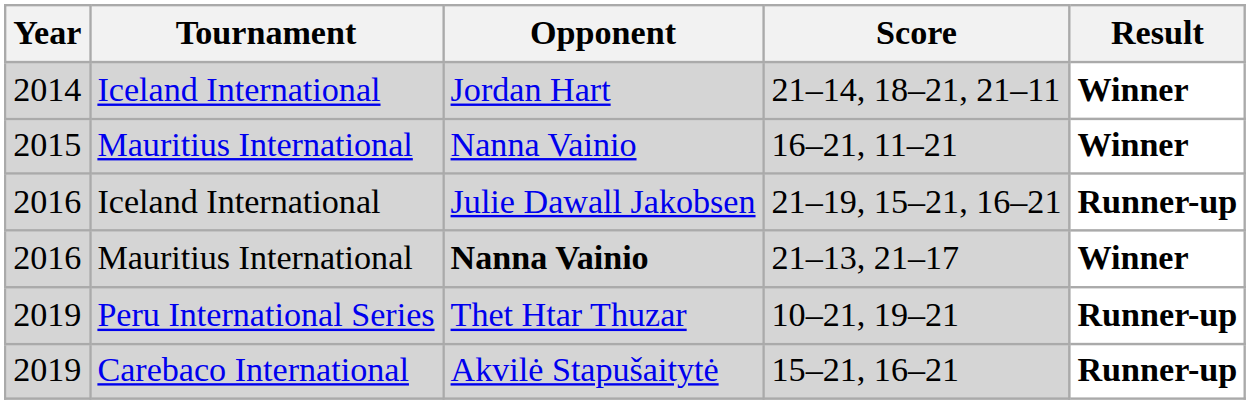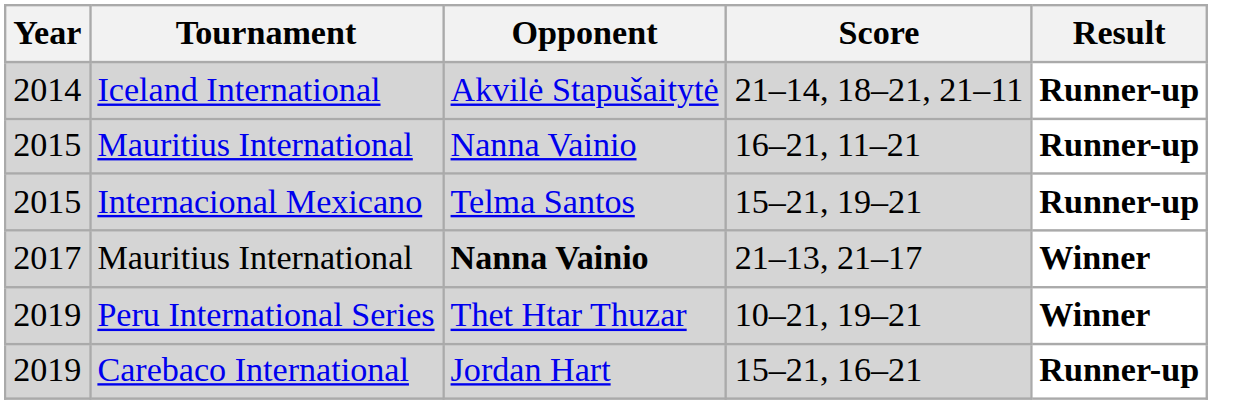(531, 89) Jordan Hart -> (585, 89) Akvilė Stapušaitytė
(1133, 89) Winner -> (1119, 89) Runner-up
(1133, 145) Winner -> (1119, 145) Runner-up
+ row: (828, 201)
- row: (917, 201)
(47, 258) 2016 -> (47, 258) 2017
(1157, 314) Runner-up -> (1095, 314) Winner
(585, 370) Akvilė Stapušaitytė -> (531, 370) Jordan Hart
